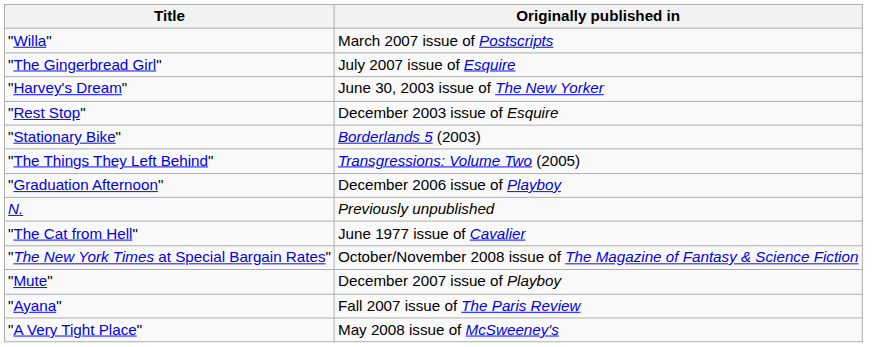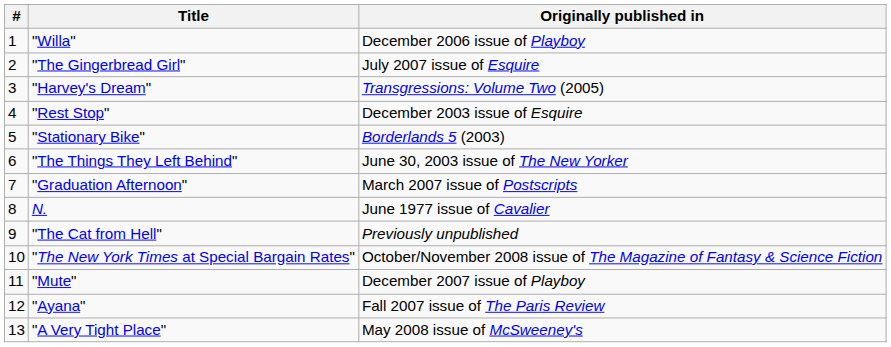+ column: (16, 16)
(446, 40) March 2007 issue of Postscripts -> (473, 40) December 2006 issue of Playboy
(471, 88) June 30, 2003 issue of The New Yorker -> (483, 88) Transgressions: Volume Two (2005)
(459, 161) Transgressions: Volume Two (2005) -> (495, 161) June 30, 2003 issue of The New Yorker
(449, 185) December 2006 issue of Playboy -> (470, 185) March 2007 issue of Postscripts
(416, 209) Previously unpublished -> (456, 209) June 1977 issue of Cavalier
(432, 233) June 1977 issue of Cavalier -> (440, 233) Previously unpublished
